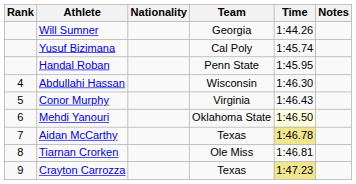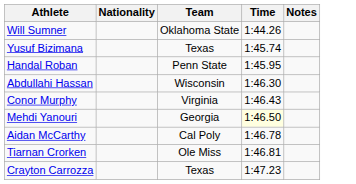- column: (20, 13)
(232, 30) Georgia -> (200, 30) Oklahoma State
(232, 48) Cal Poly -> (200, 48) Texas
(232, 118) Oklahoma State -> (200, 118) Georgia
(232, 135) Texas -> (200, 135) Cal Poly
(295, 135) khaki background -> (263, 135) no background
(295, 170) khaki background -> (263, 170) no background
